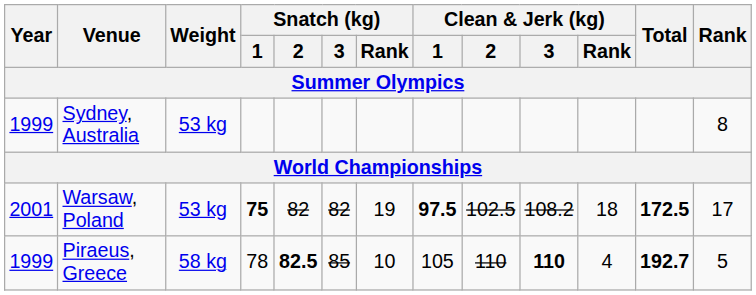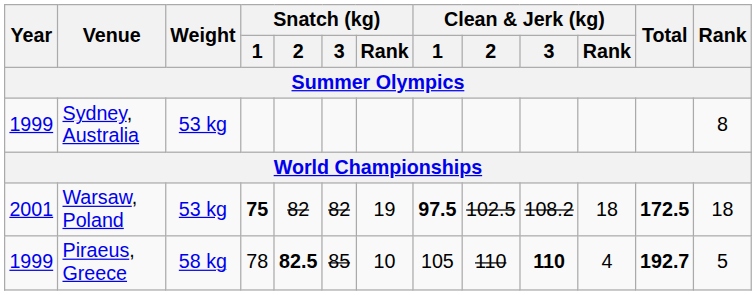(723, 209) 17 -> (723, 209) 18
